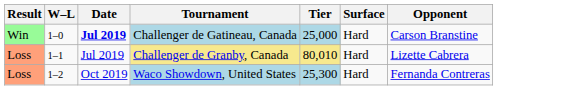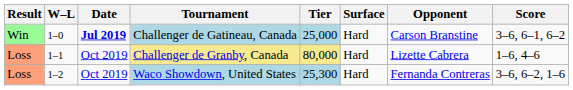+ column: (530, 14)
(102, 54) Jul 2019 -> (104, 54) Oct 2019
(320, 54) 80,010 -> (320, 54) 80,000
